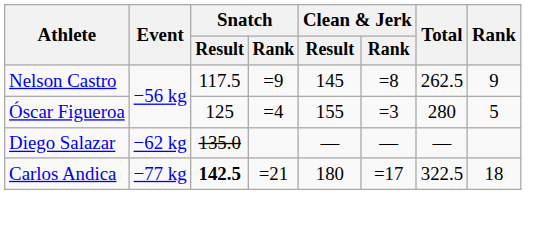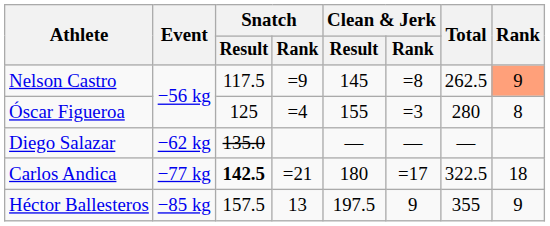(494, 80) no background -> (518, 80) lightsalmon background
(494, 112) 5 -> (518, 112) 8
+ row: (79, 205)
